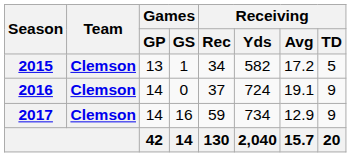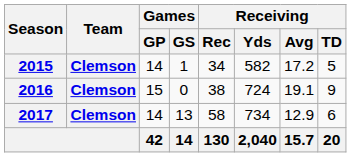(154, 66) 13 -> (154, 66) 14
(154, 90) 14 -> (154, 90) 15
(217, 90) 37 -> (217, 90) 38
(184, 115) 16 -> (184, 115) 13
(217, 115) 59 -> (217, 115) 58
(332, 115) 9 -> (332, 115) 6
